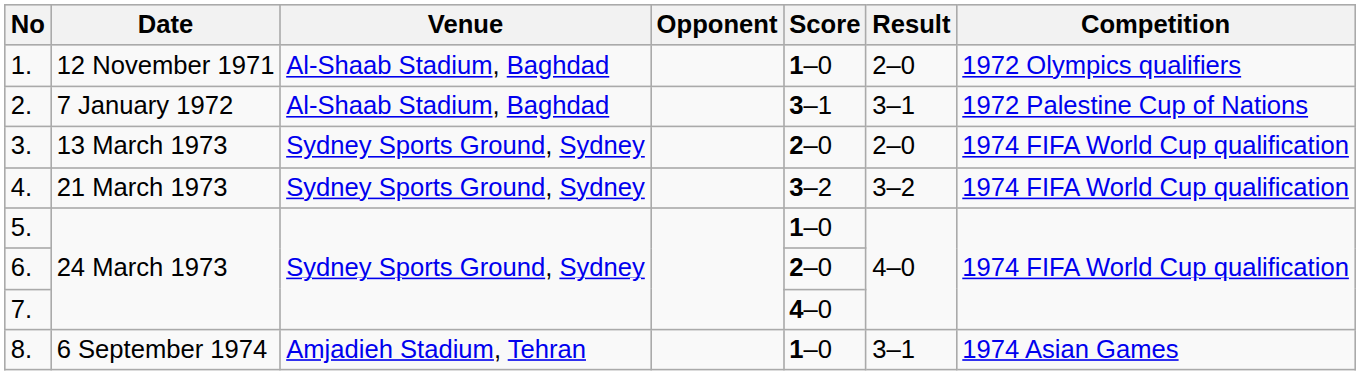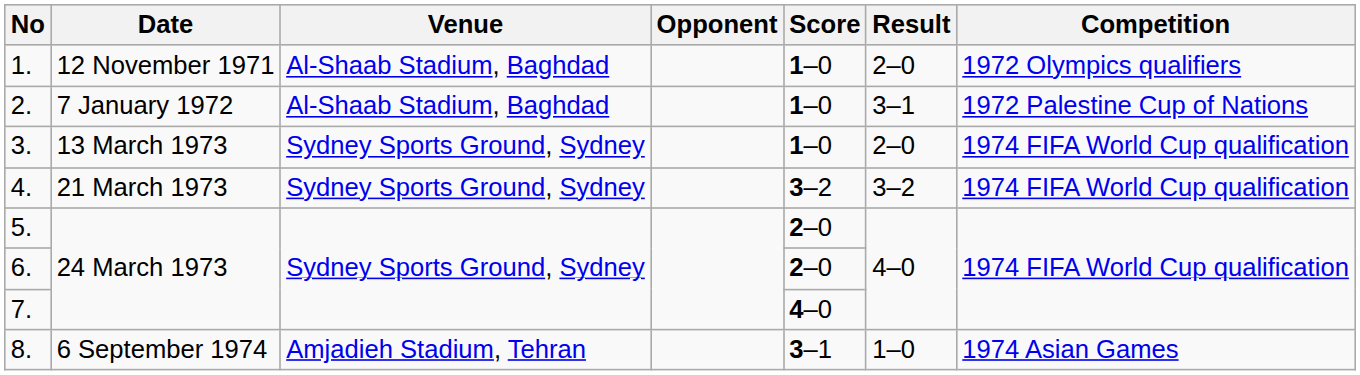(811, 106) 3–1 -> (811, 106) 1–0
(811, 146) 2–0 -> (811, 146) 1–0
(811, 227) 1–0 -> (811, 227) 2–0
(811, 349) 1–0 -> (811, 349) 3–1
(894, 349) 3–1 -> (894, 349) 1–0
